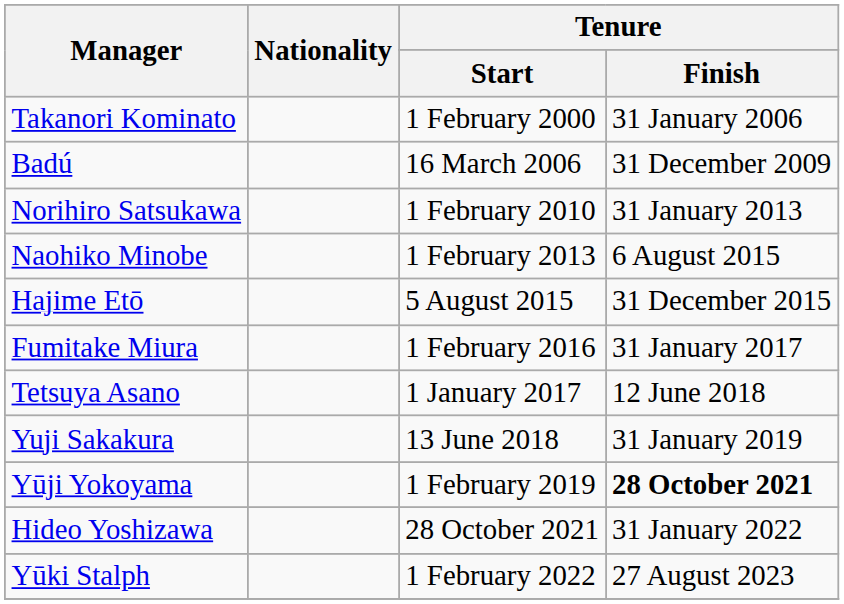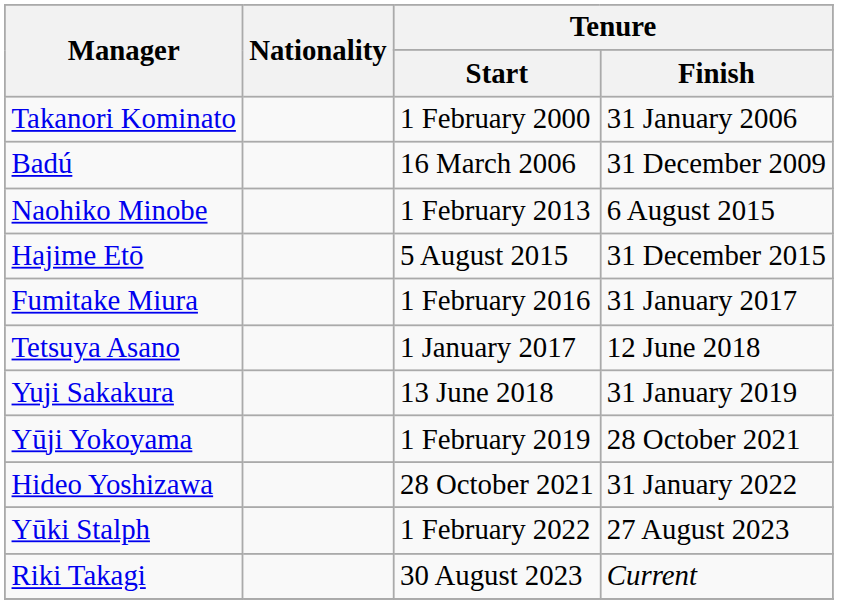- row: (126, 210)
(713, 484) bold -> (704, 438) normal
+ row: (79, 575)
